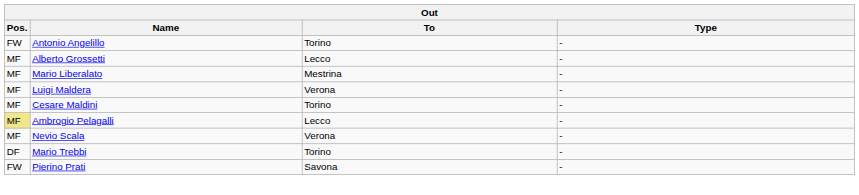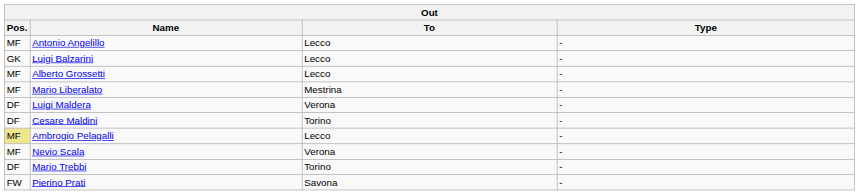(14, 43) FW -> (14, 43) MF
(318, 43) Torino -> (317, 43) Lecco
+ row: (63, 59)
(14, 90) MF -> (13, 105) DF
(14, 105) MF -> (13, 121) DF
